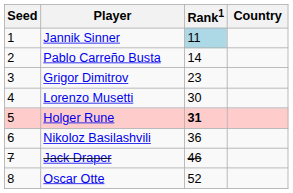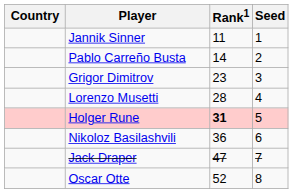columns swapped: (258, 16) <-> (22, 16)
(194, 37) lightblue background -> (219, 37) no background
(194, 98) 30 -> (220, 98) 28
(194, 158) 46 -> (220, 158) 47
